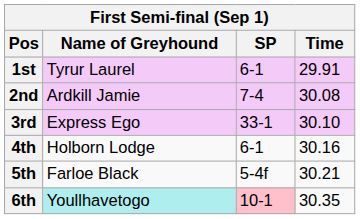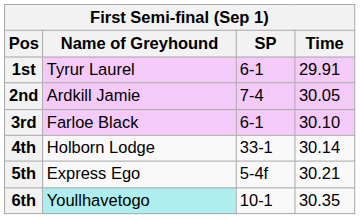(320, 95) 30.08 -> (320, 95) 30.05
(94, 122) Express Ego -> (93, 122) Farloe Black
(256, 122) 33-1 -> (252, 122) 6-1
(252, 148) 6-1 -> (256, 148) 33-1
(320, 148) 30.16 -> (320, 148) 30.14
(93, 174) Farloe Black -> (94, 174) Express Ego
(256, 200) pink background -> (256, 200) no background
